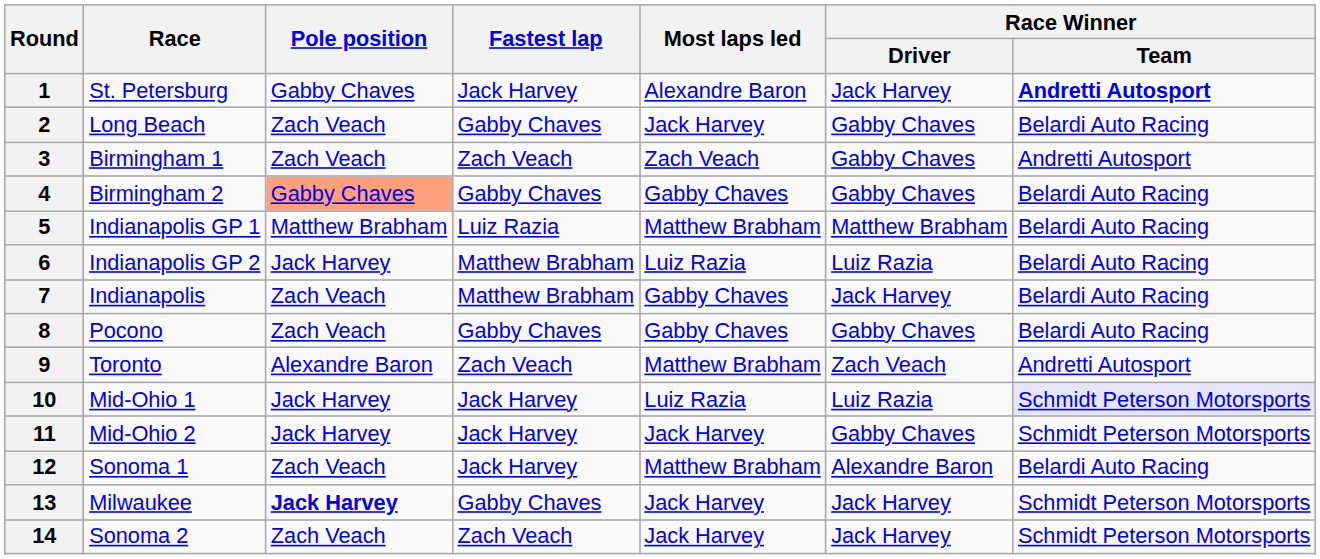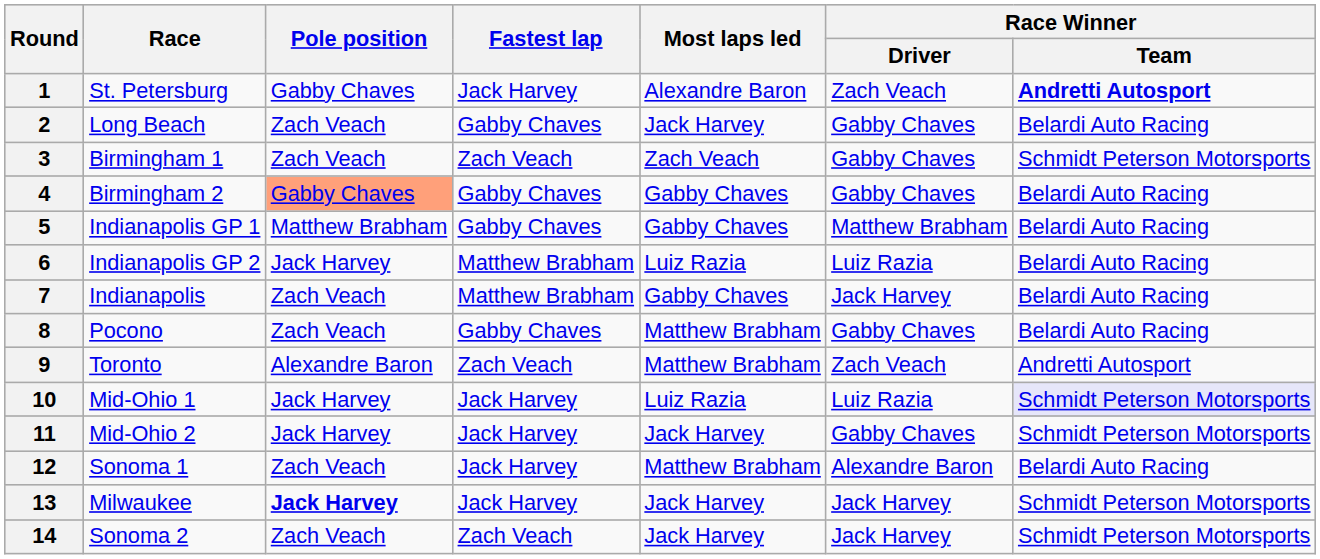(891, 90) Jack Harvey -> (889, 90) Zach Veach
(1104, 159) Andretti Autosport -> (1164, 159) Schmidt Peterson Motorsports
(508, 227) Luiz Razia -> (529, 227) Gabby Chaves
(733, 227) Matthew Brabham -> (716, 227) Gabby Chaves
(716, 330) Gabby Chaves -> (733, 330) Matthew Brabham
(529, 502) Gabby Chaves -> (517, 502) Jack Harvey
